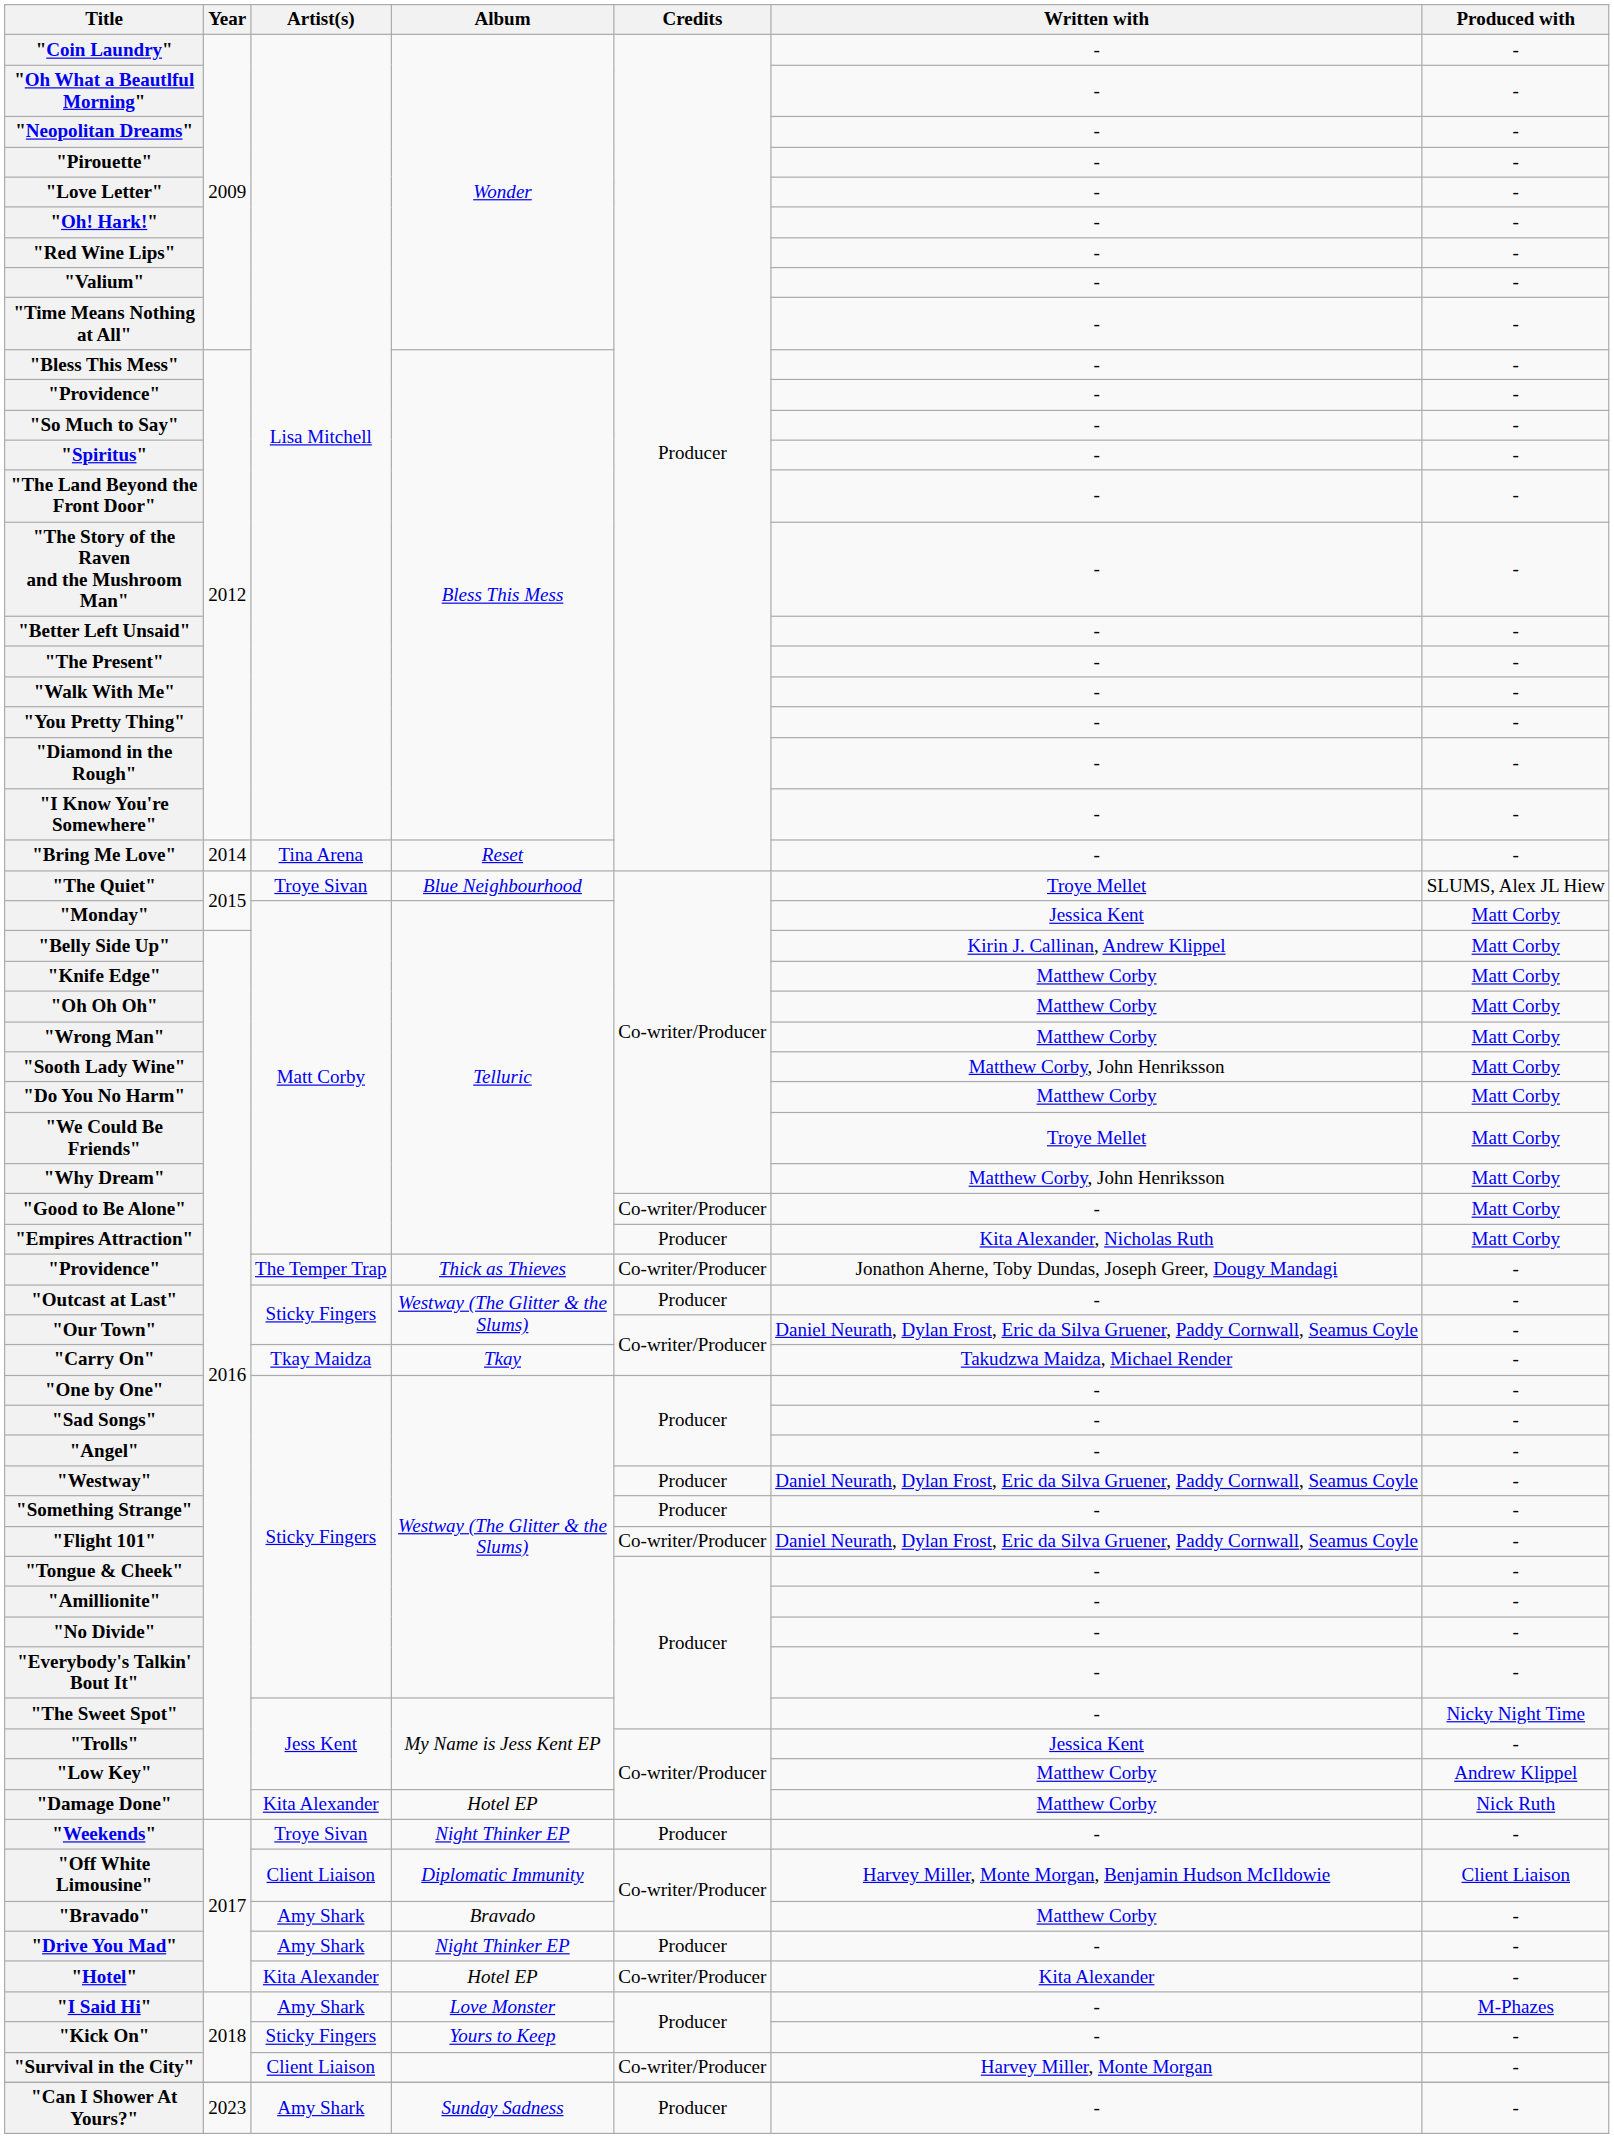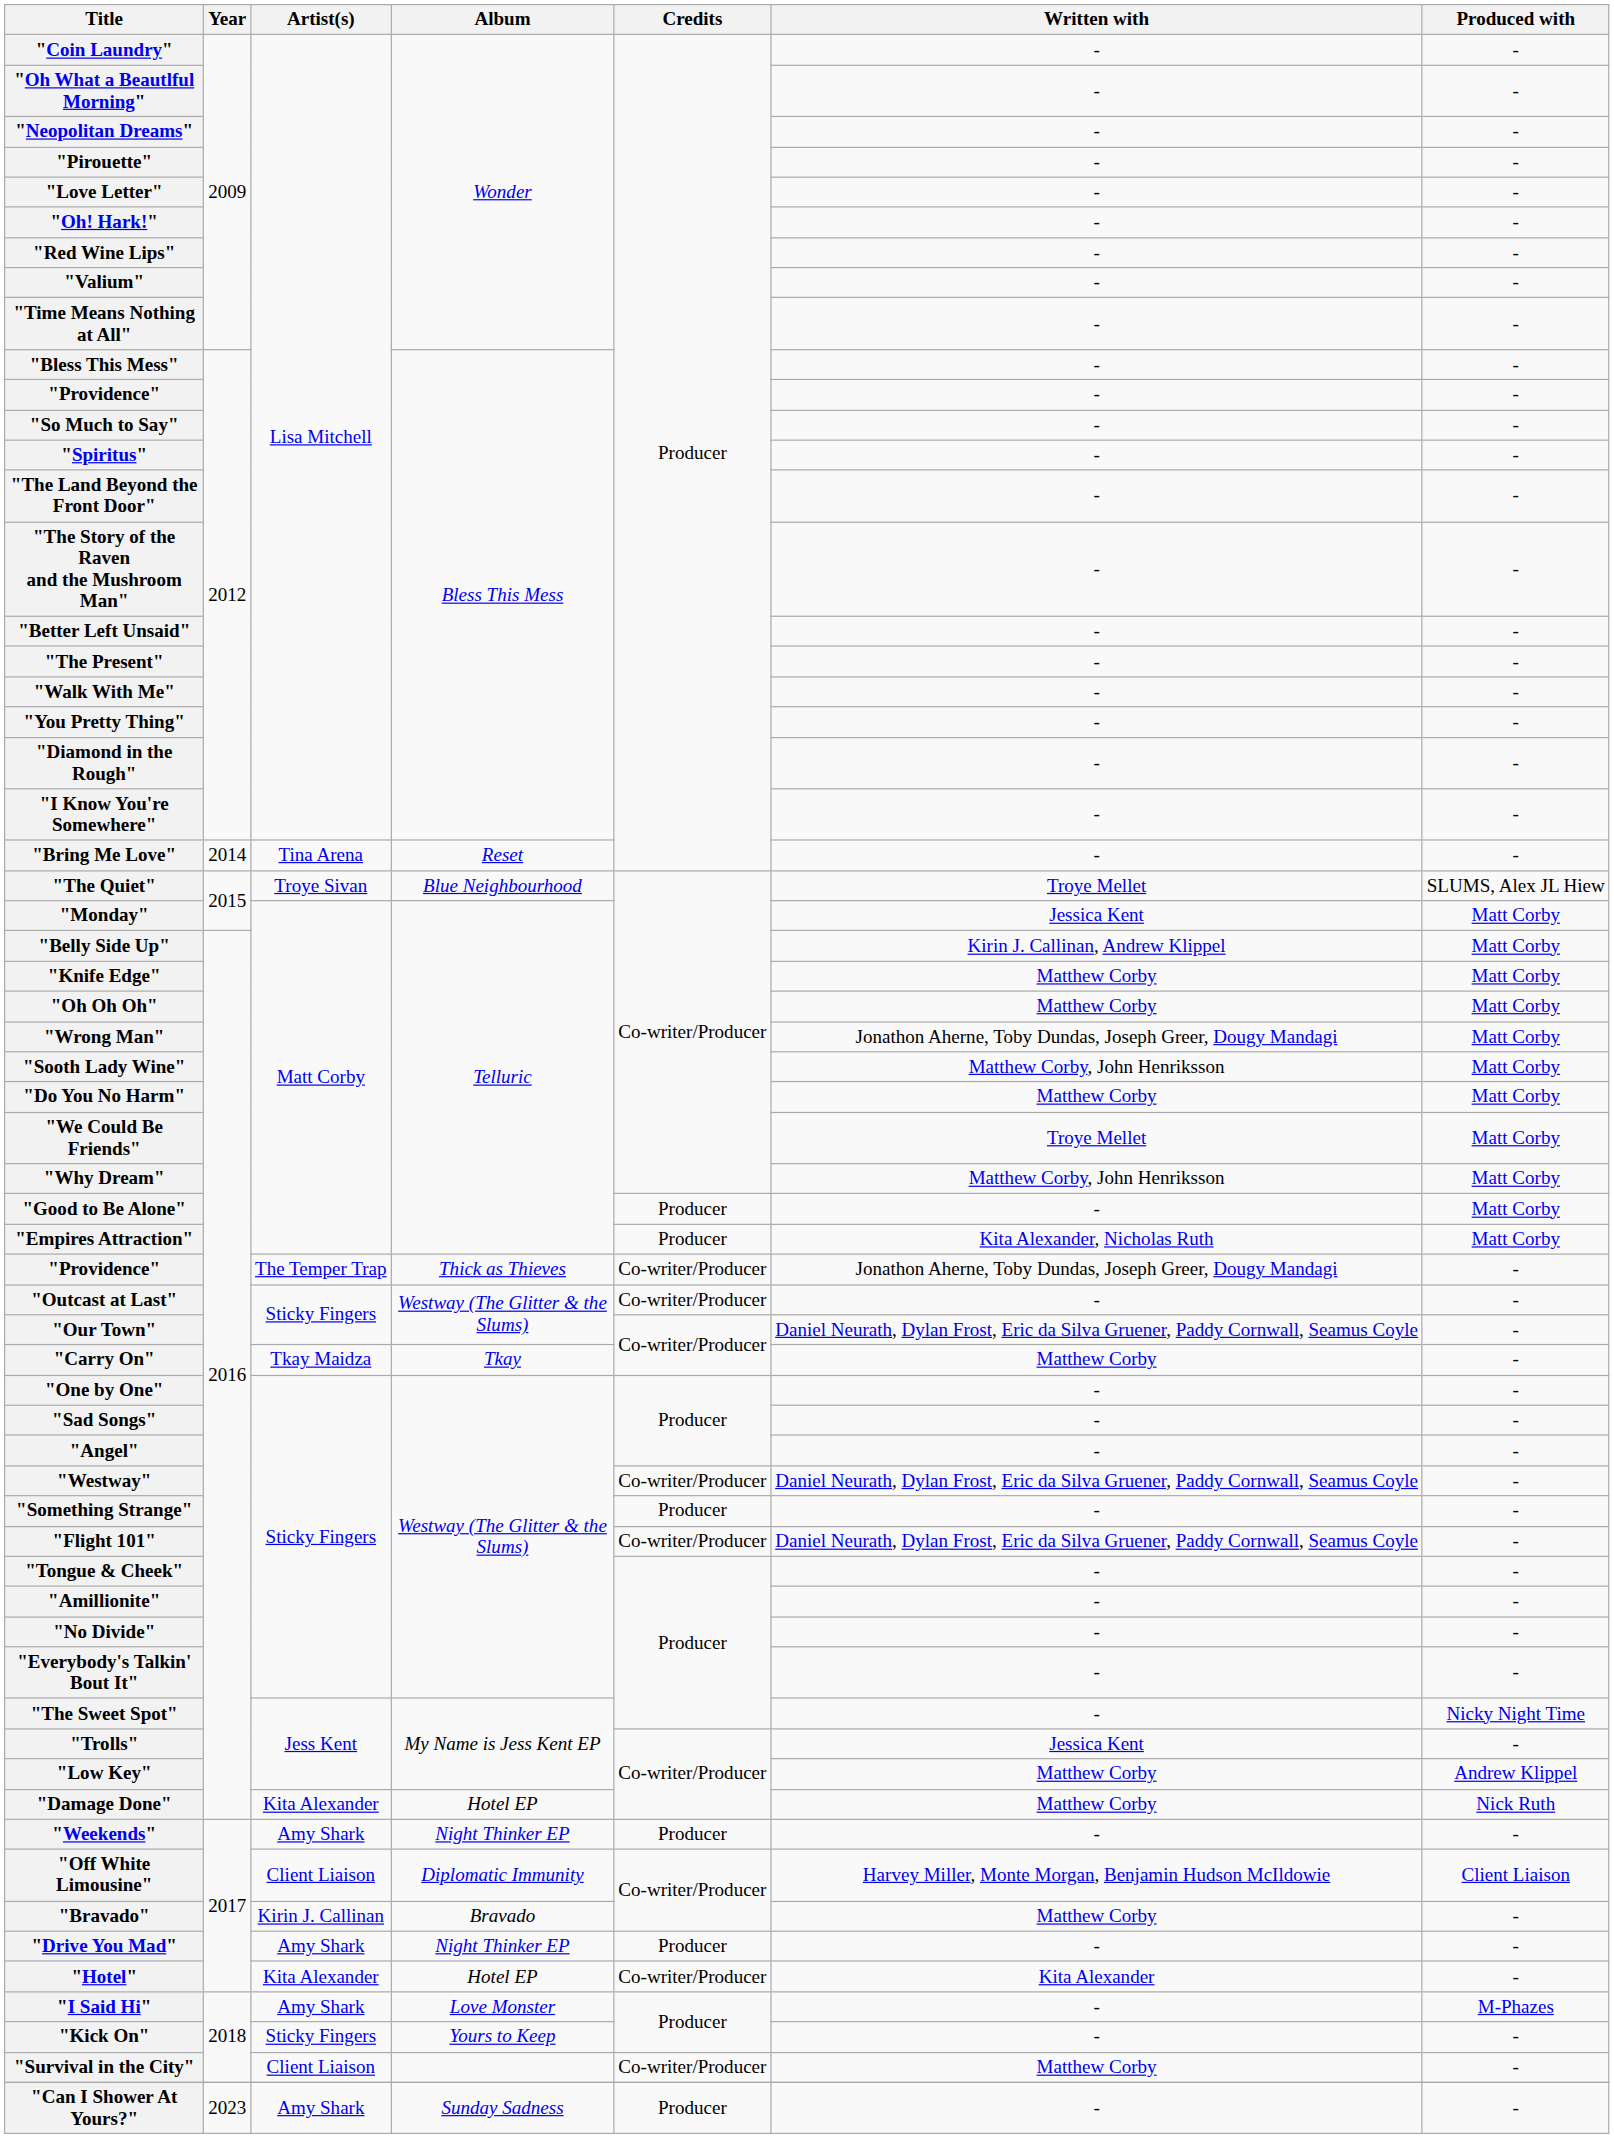(1097, 1036) Matthew Corby -> (1097, 1036) Jonathon Aherne, Toby Dundas, Joseph Greer, Dougy Mandagi
(692, 1208) Co-writer/Producer -> (692, 1208) Producer
(692, 1299) Producer -> (692, 1299) Co-writer/Producer
(1097, 1359) Takudzwa Maidza, Michael Render -> (1097, 1359) Matthew Corby
(692, 1480) Producer -> (692, 1480) Co-writer/Producer
(321, 1834) Troye Sivan -> (321, 1834) Amy Shark
(321, 1916) Amy Shark -> (321, 1916) Kirin J. Callinan
(1097, 2066) Harvey Miller, Monte Morgan -> (1097, 2066) Matthew Corby
